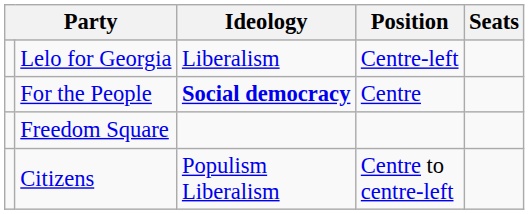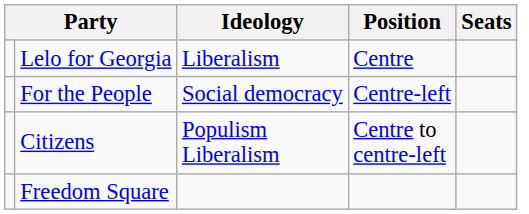(410, 58) Centre-left -> (383, 58) Centre
(266, 93) bold -> (262, 93) normal
(391, 93) Centre -> (402, 93) Centre-left
rows swapped: (57, 178) <-> (95, 129)
